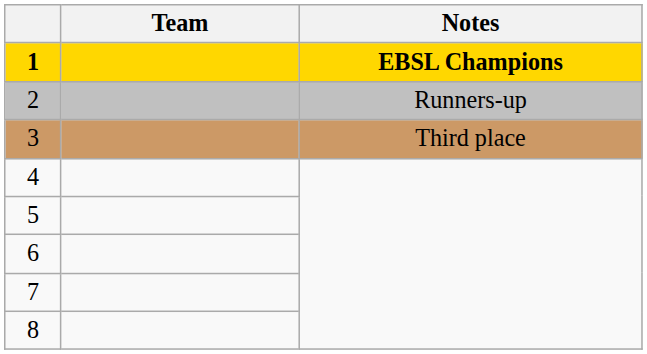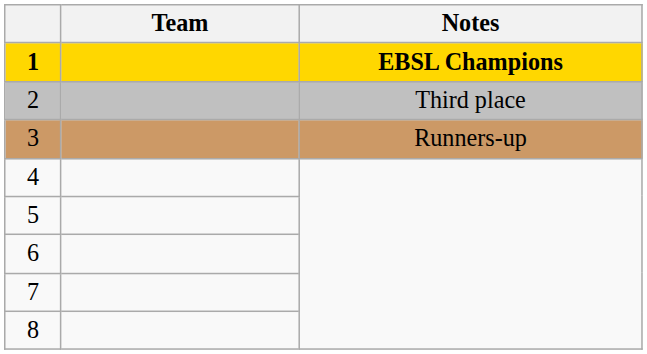(470, 100) Runners-up -> (470, 100) Third place
(470, 138) Third place -> (470, 138) Runners-up
